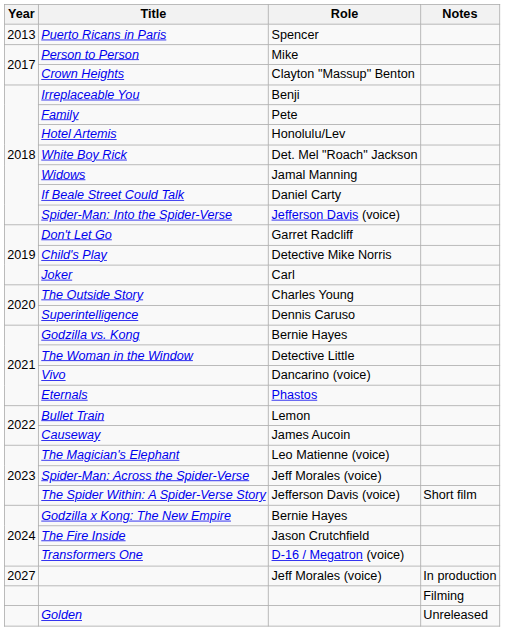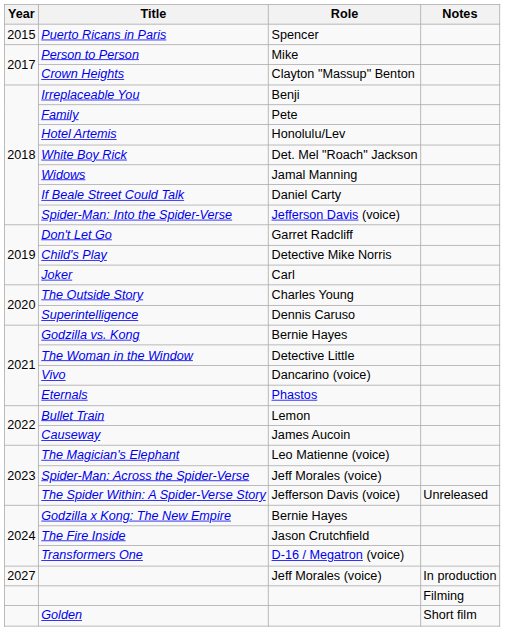(21, 34) 2013 -> (21, 34) 2015
(450, 495) Short film -> (456, 495) Unreleased
(456, 615) Unreleased -> (450, 615) Short film
